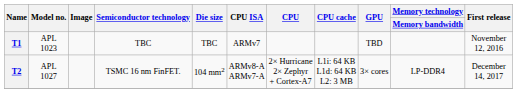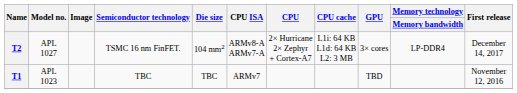rows swapped: (17, 43) <-> (17, 71)
